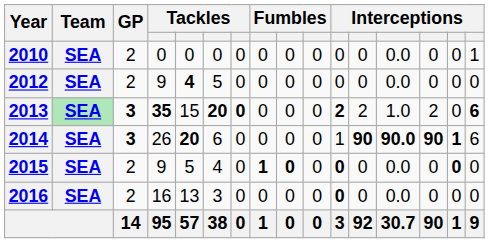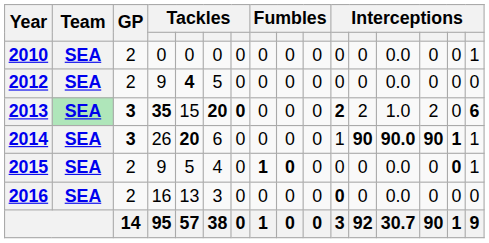(475, 139) 6 -> (475, 139) 1
(340, 167) bold -> (340, 167) normal
(475, 167) 0 -> (475, 167) 1
